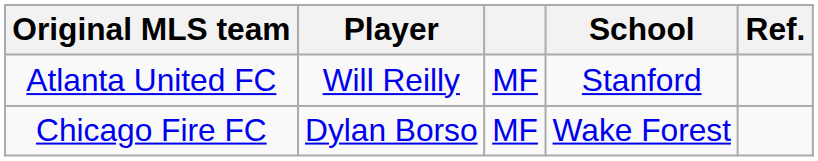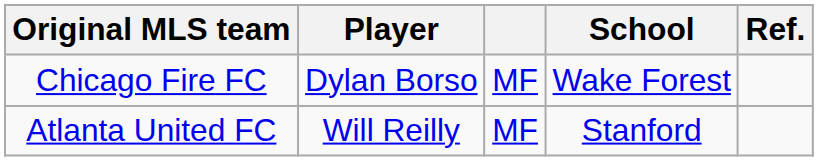rows swapped: (151, 79) <-> (151, 130)
